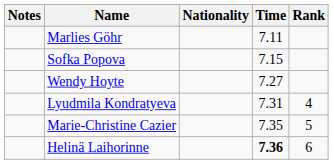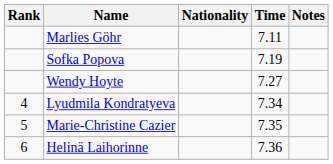columns swapped: (309, 15) <-> (24, 15)
(271, 59) 7.15 -> (270, 59) 7.19
(271, 103) 7.31 -> (270, 103) 7.34
(271, 147) bold -> (270, 147) normal
